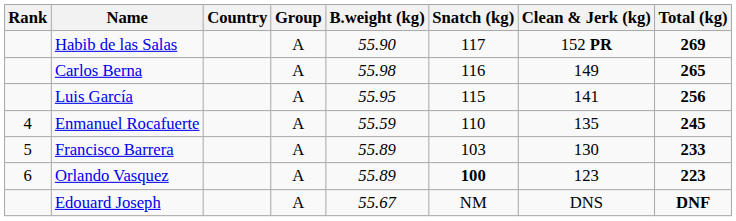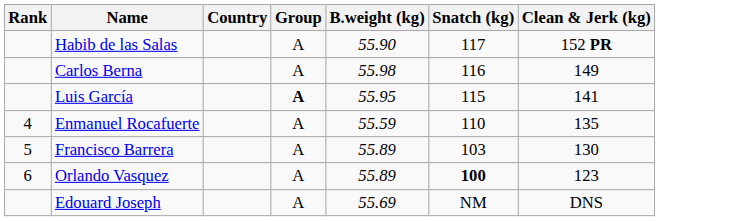- column: (693, 17)
(298, 96) normal -> (298, 96) bold
(377, 202) 55.67 -> (377, 202) 55.69
